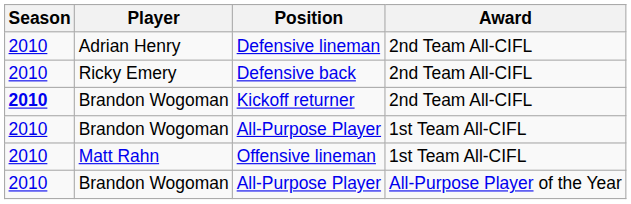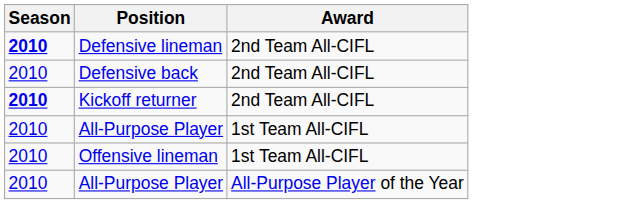- column: (154, 18)
(28, 45) normal -> (28, 45) bold
